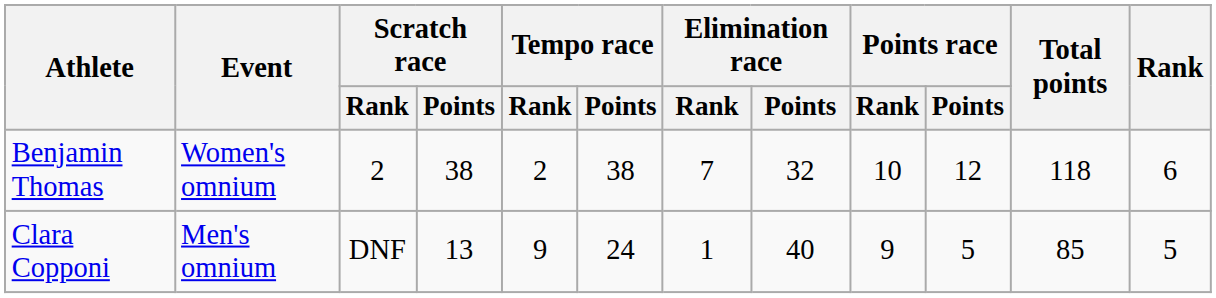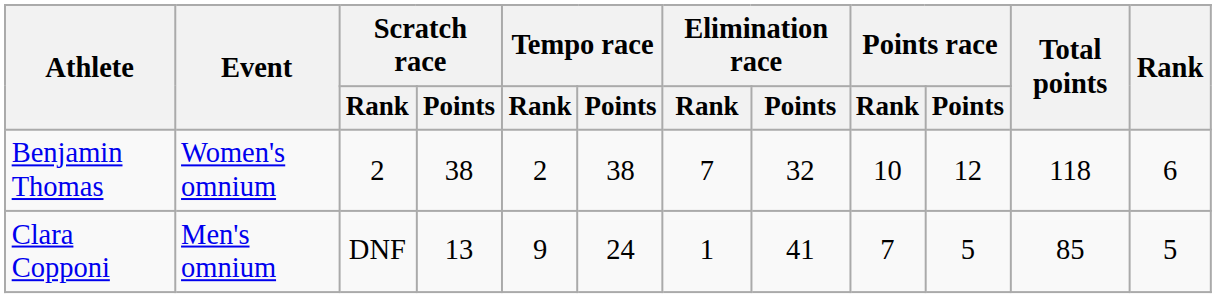(800, 251) 40 -> (800, 251) 41
(887, 251) 9 -> (887, 251) 7
